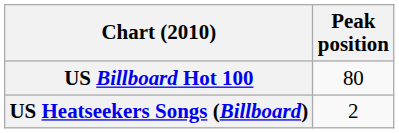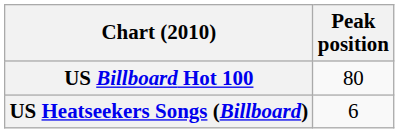(353, 111) 2 -> (353, 111) 6
